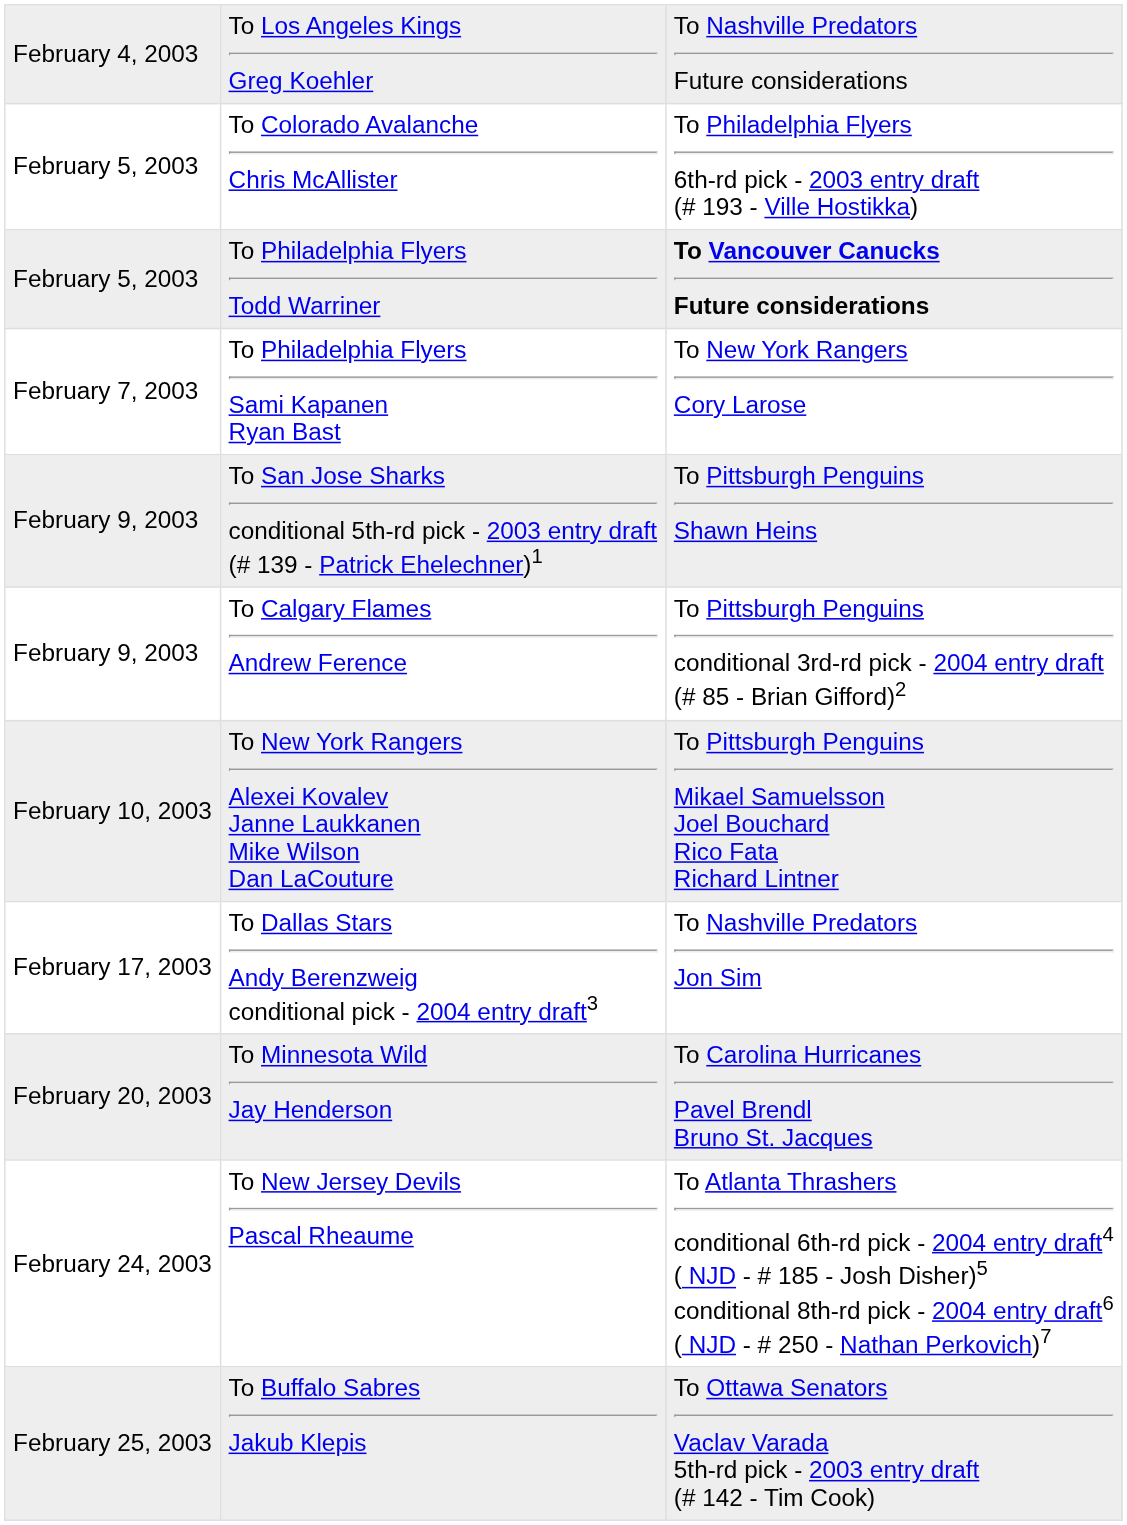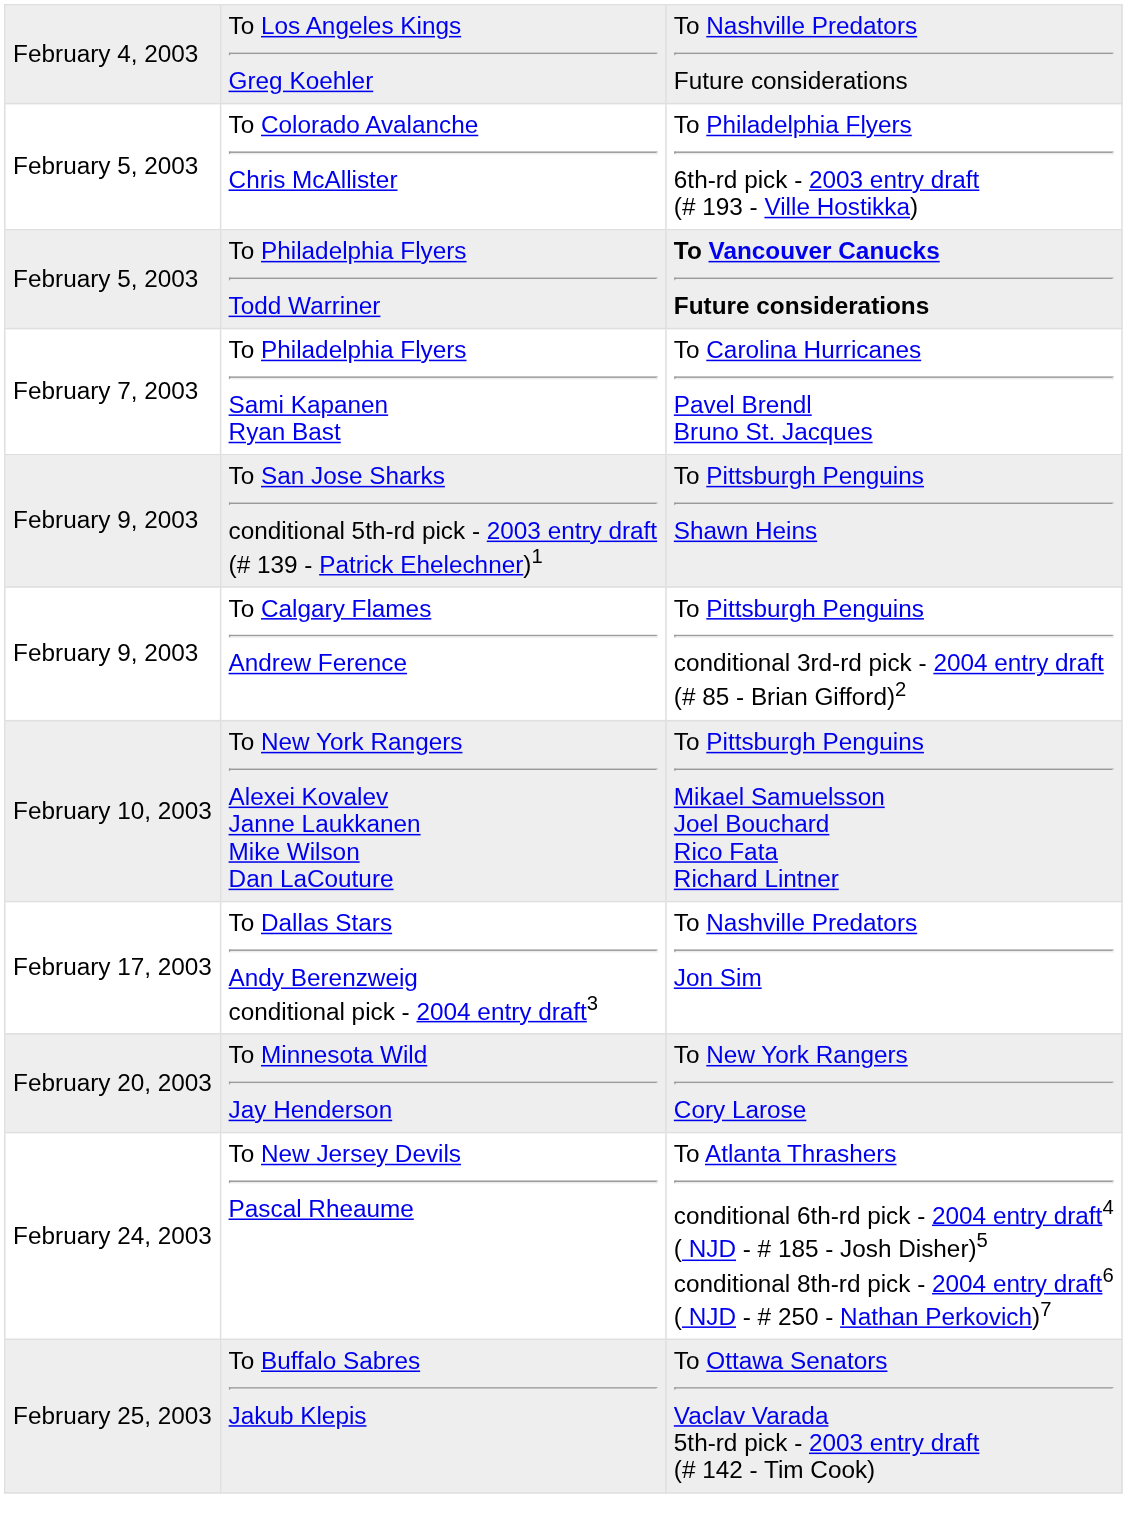(894, 377) To New York Rangers Cory Larose -> (894, 391) To Carolina Hurricanes Pavel Brendl Bruno St. Jacques
(894, 1096) To Carolina Hurricanes Pavel Brendl Bruno St. Jacques -> (894, 1082) To New York Rangers Cory Larose
